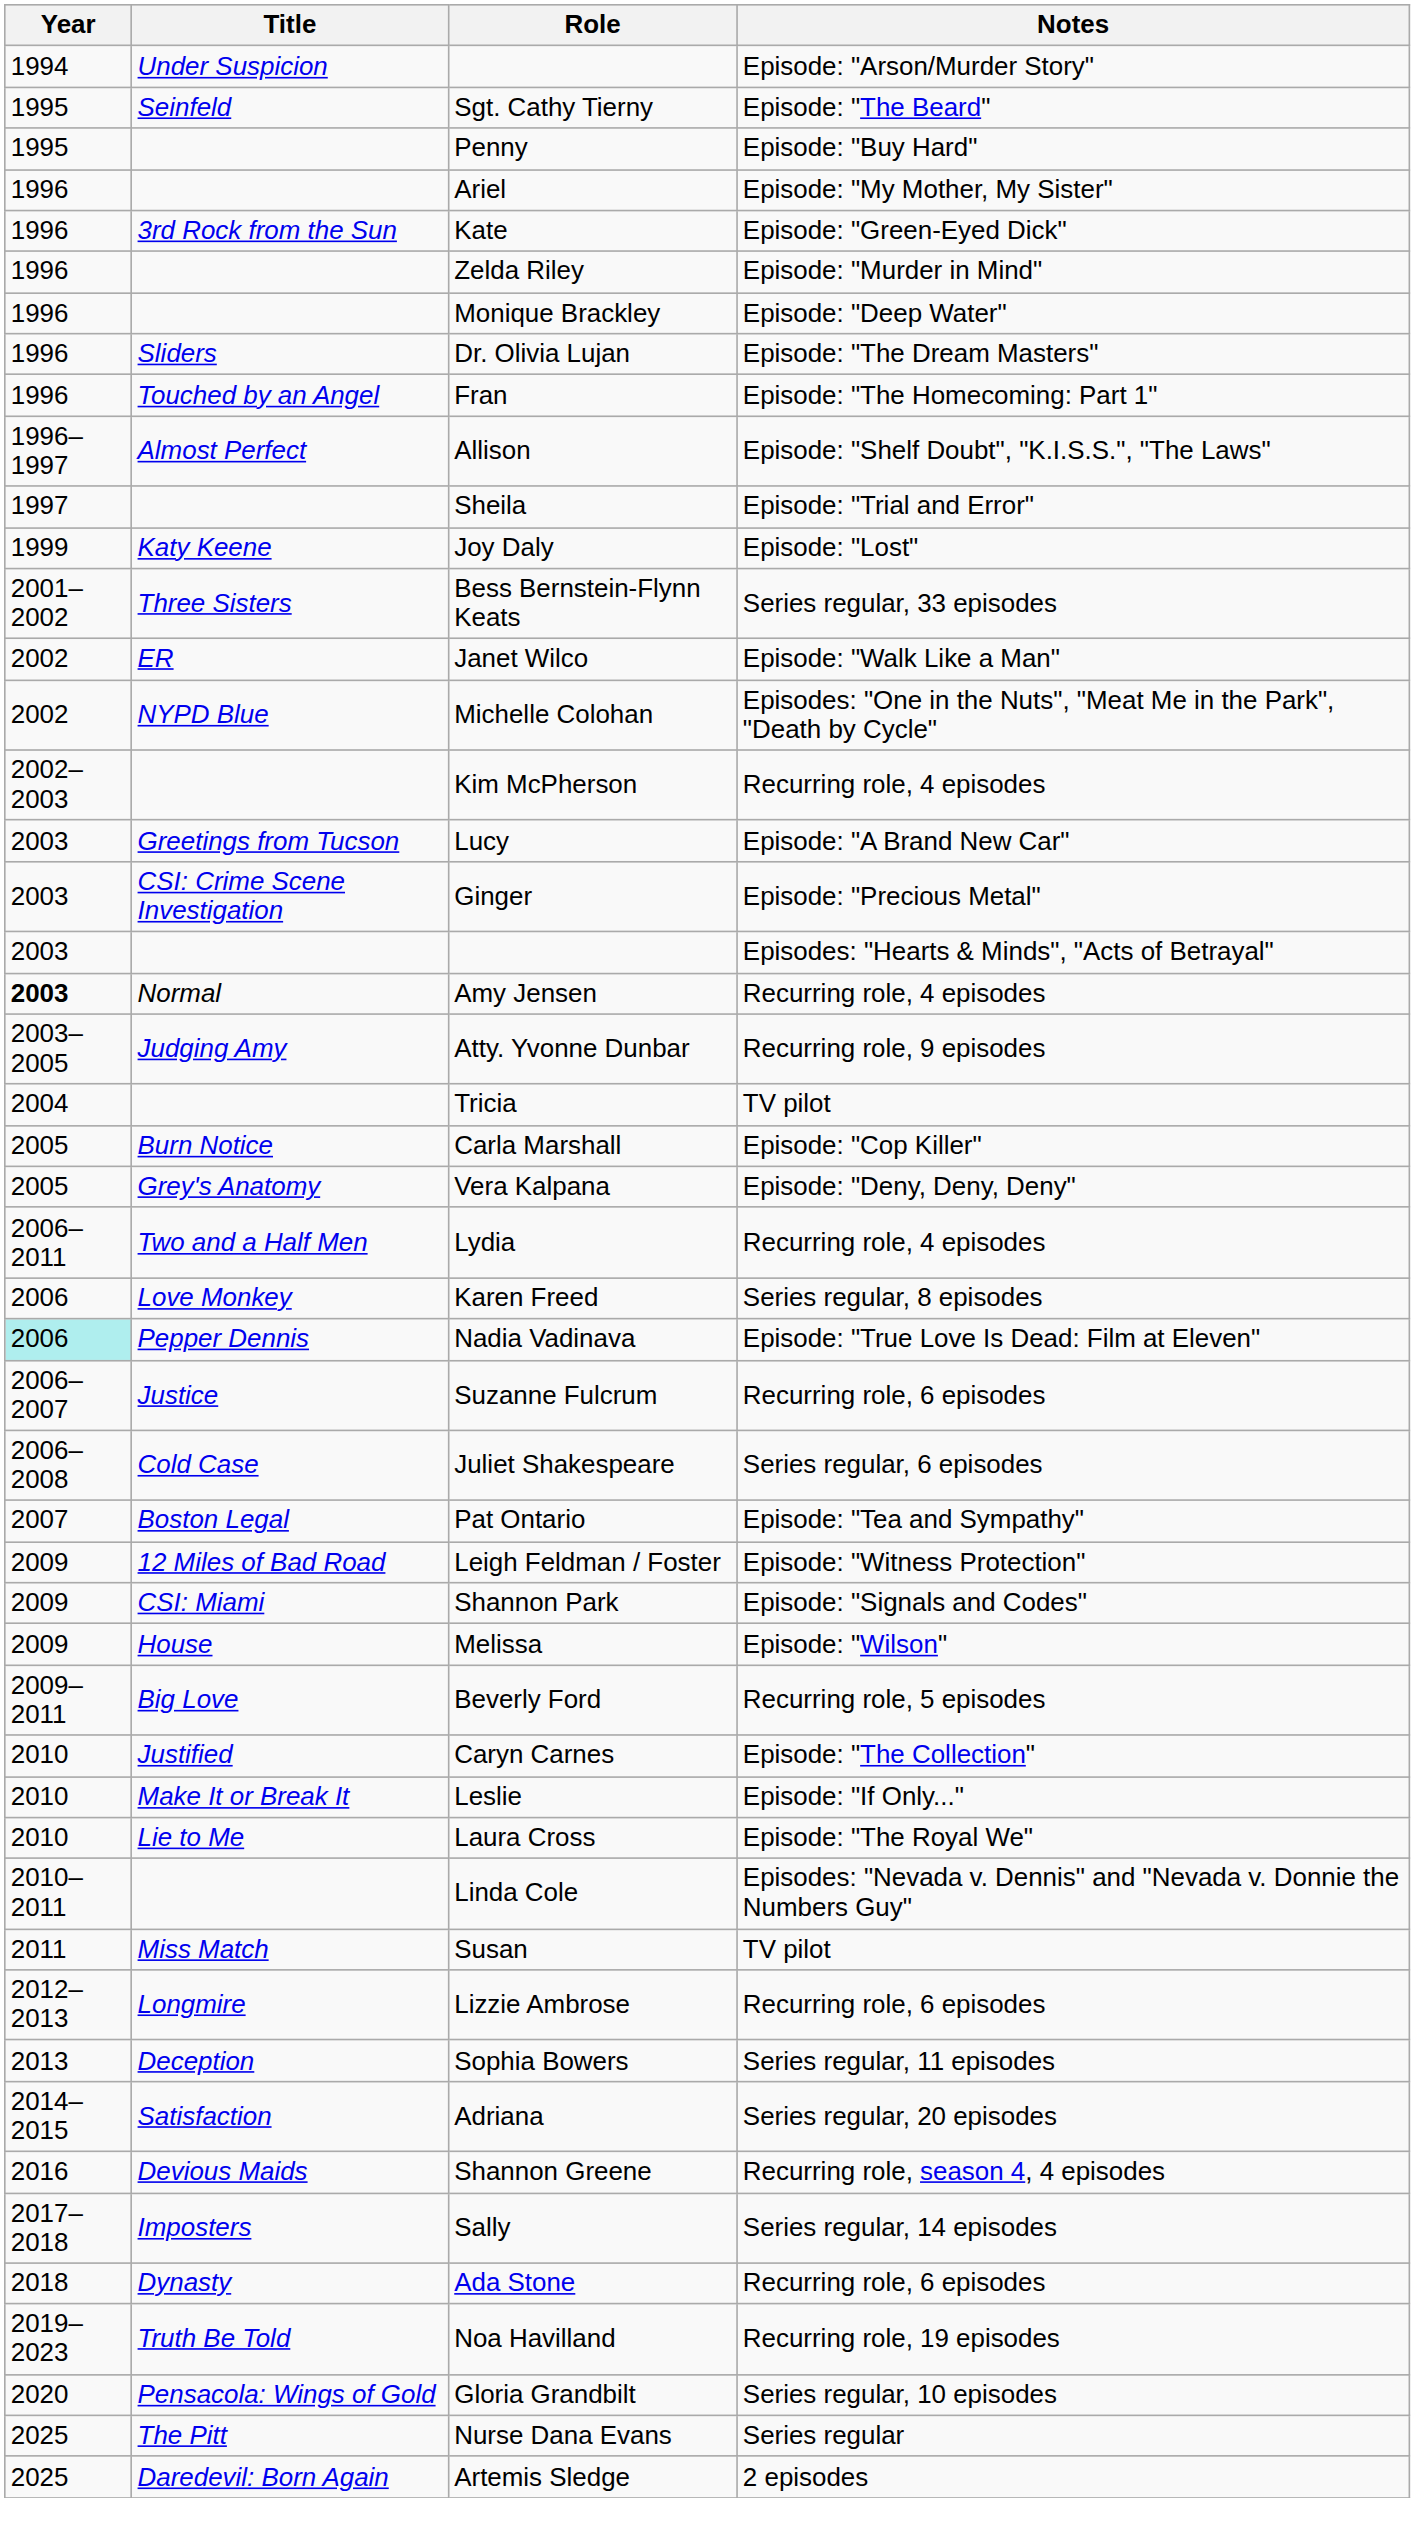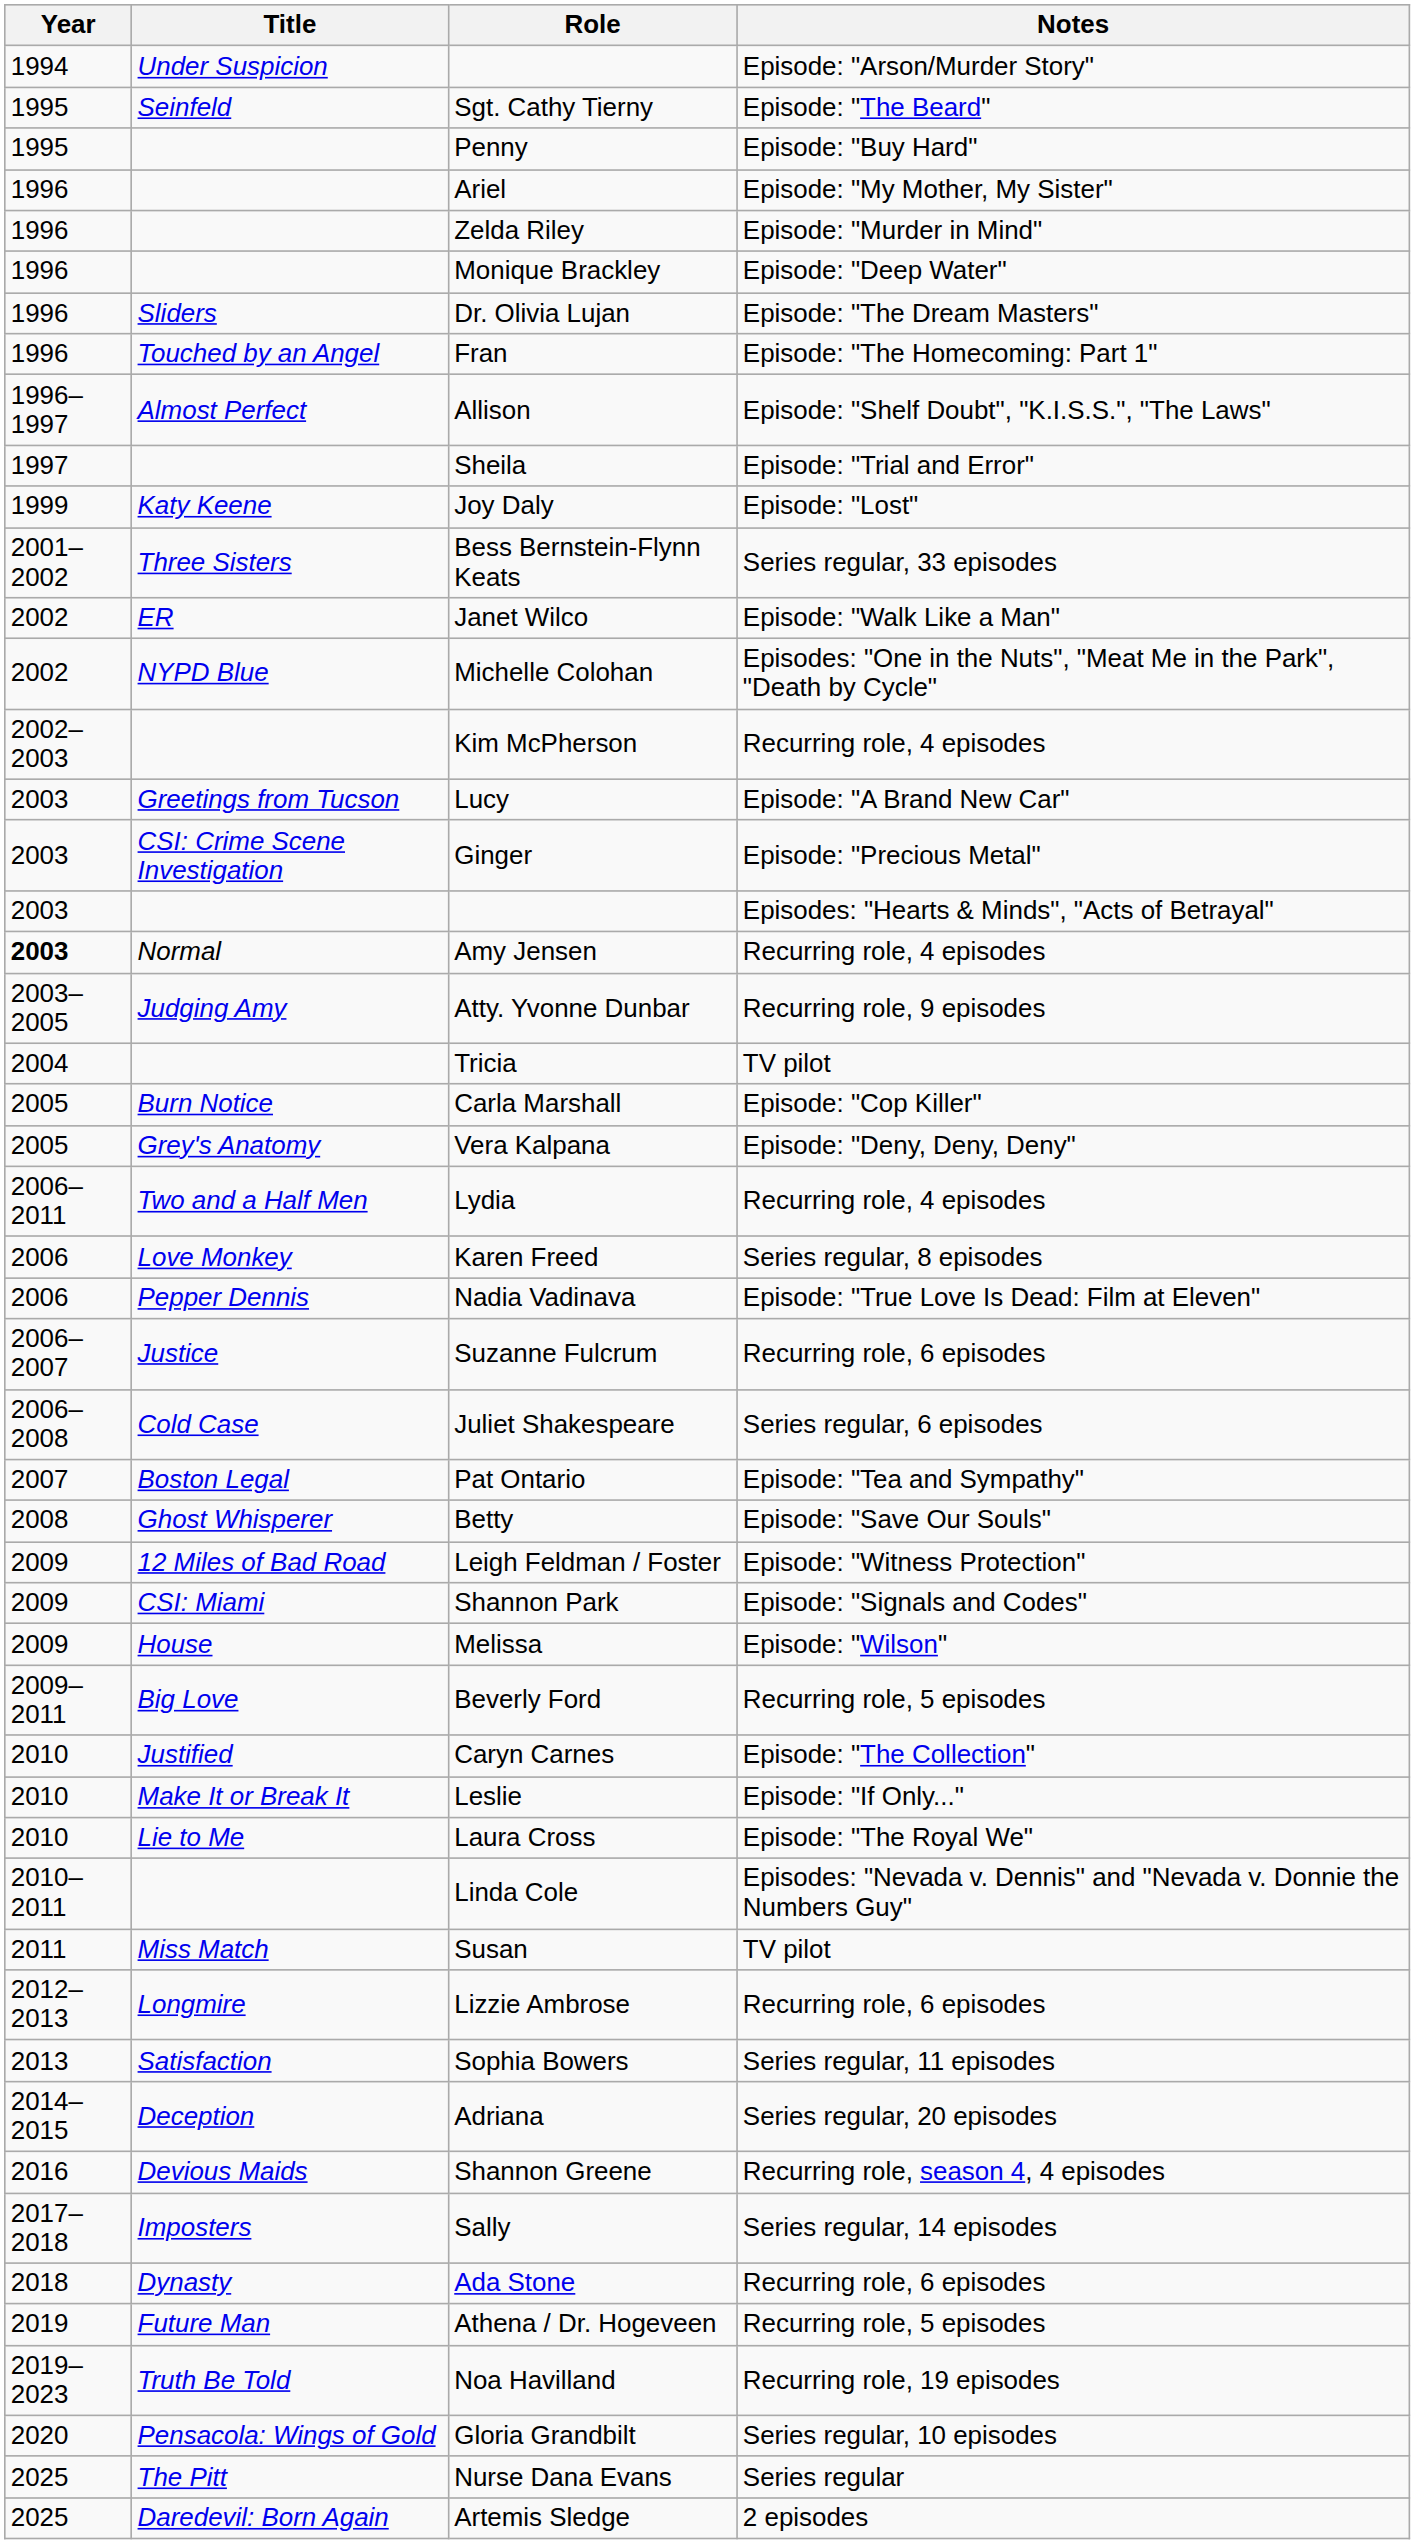- row: (481, 230)
(40, 1339) paleturquoise background -> (40, 1297) no background
+ row: (484, 1520)
(196, 2060) Deception -> (205, 2060) Satisfaction
(205, 2116) Satisfaction -> (196, 2116) Deception
+ row: (585, 2324)
